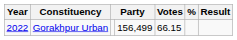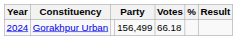(17, 27) 2022 -> (17, 27) 2024
(169, 27) 66.15 -> (169, 27) 66.18
